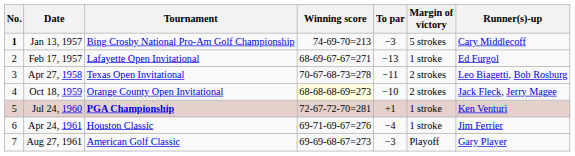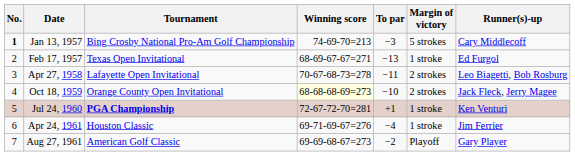(143, 58) Lafayette Open Invitational -> (136, 58) Texas Open Invitational
(136, 75) Texas Open Invitational -> (143, 75) Lafayette Open Invitational
(390, 142) −3 -> (390, 142) −2
